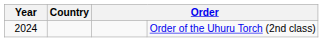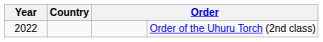(26, 28) 2024 -> (26, 28) 2022
